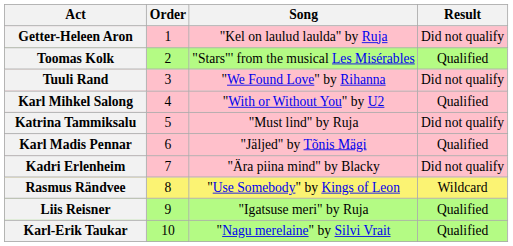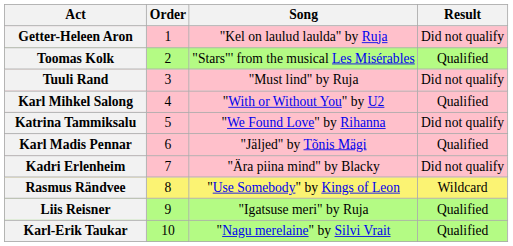(304, 79) "We Found Love" by Rihanna -> (304, 79) "Must lind" by Ruja
(304, 123) "Must lind" by Ruja -> (304, 123) "We Found Love" by Rihanna
